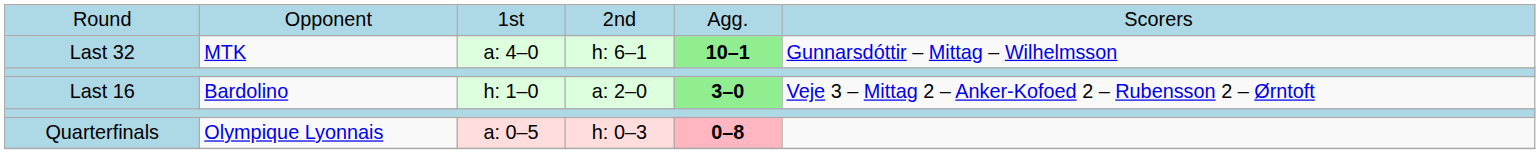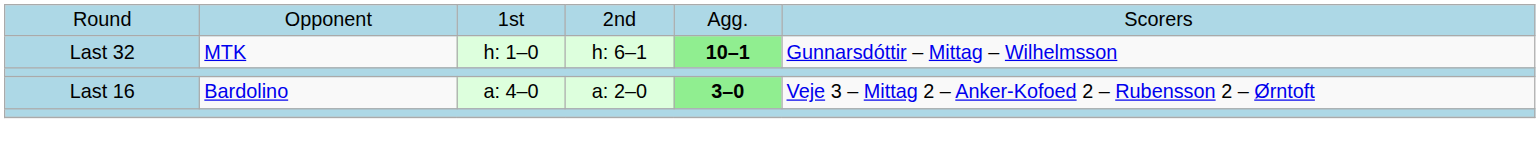(511, 51) a: 4–0 -> (511, 51) h: 1–0
(511, 92) h: 1–0 -> (511, 92) a: 4–0
- row: (102, 132)
